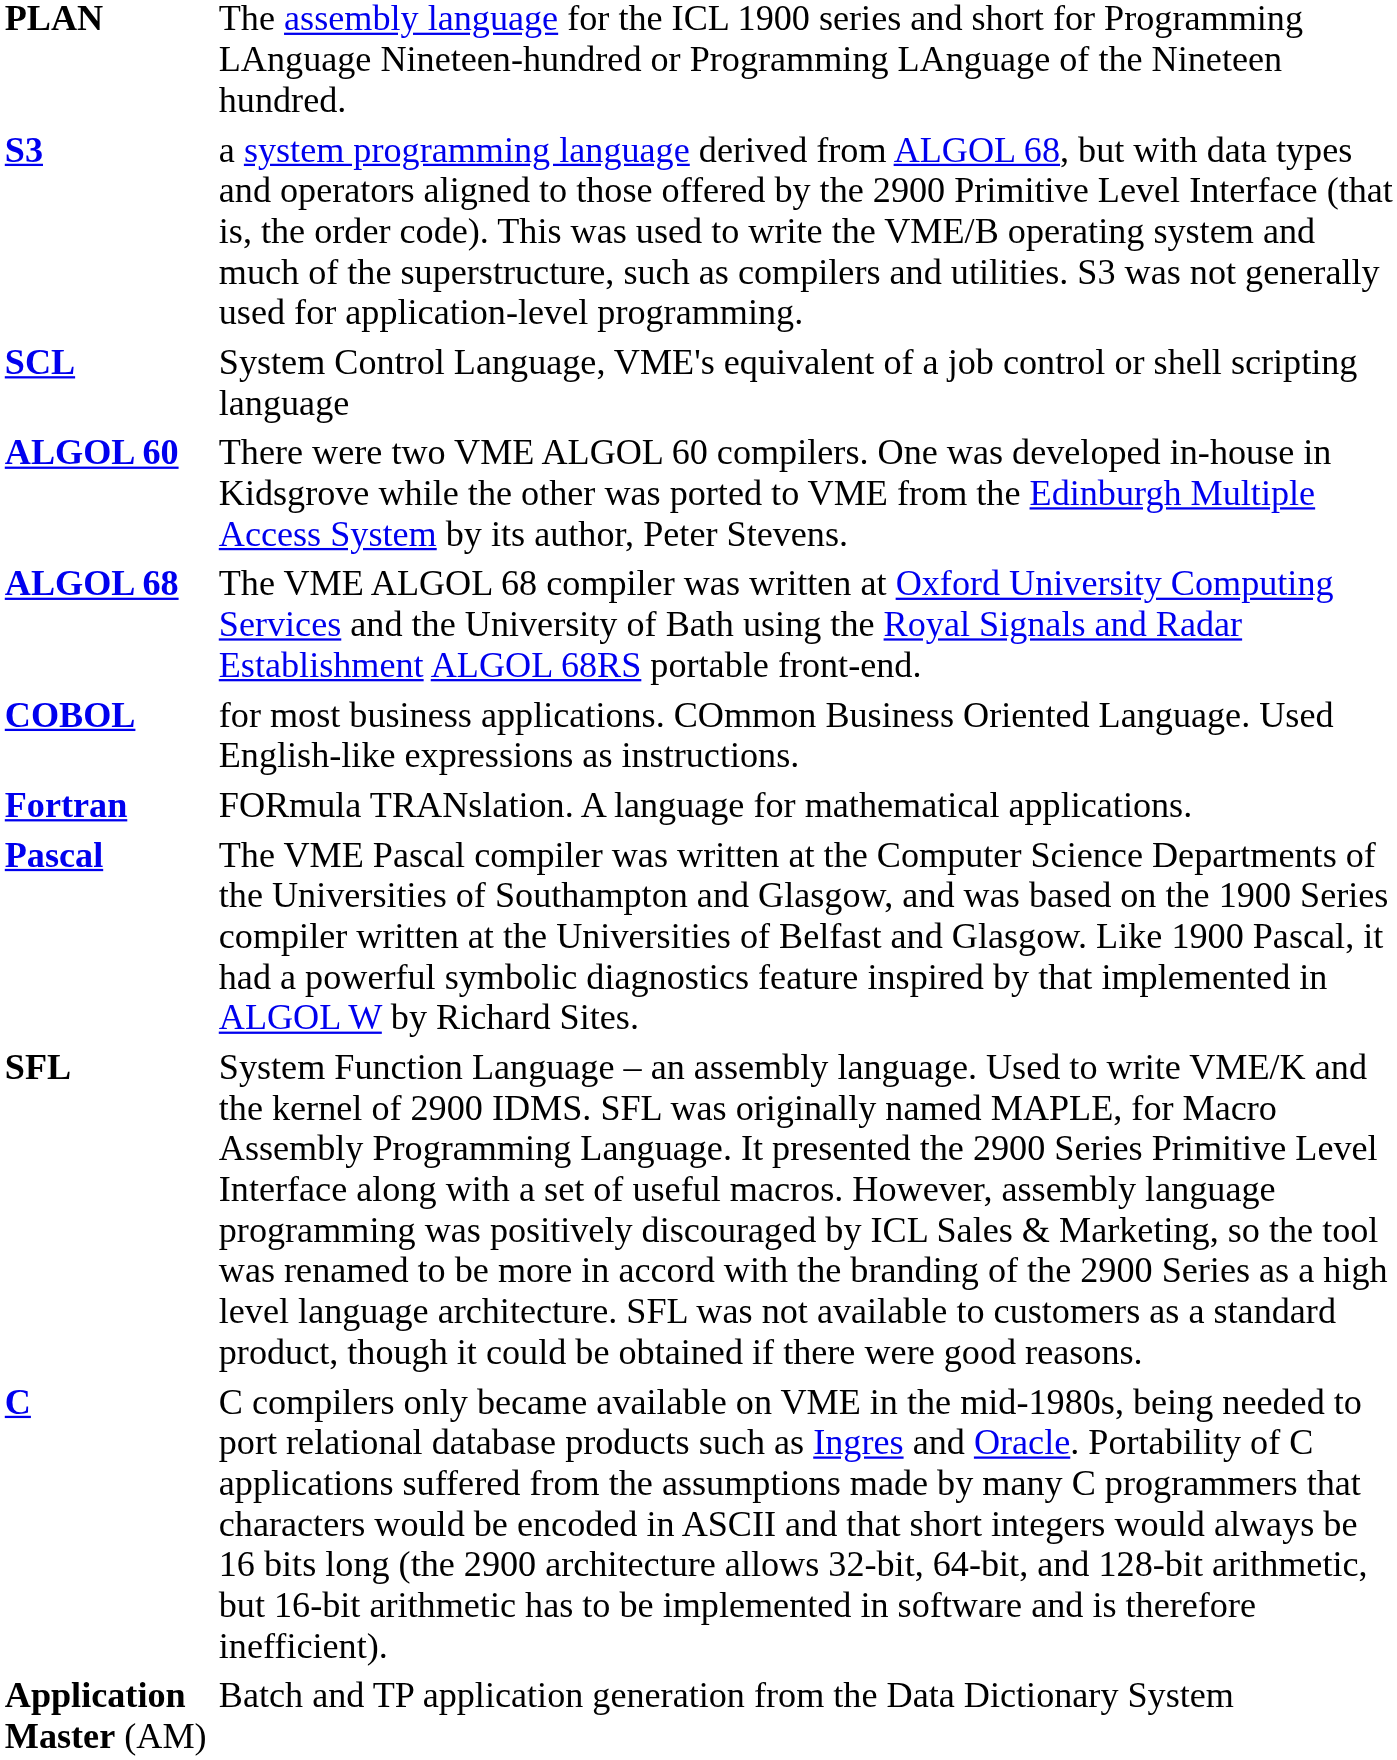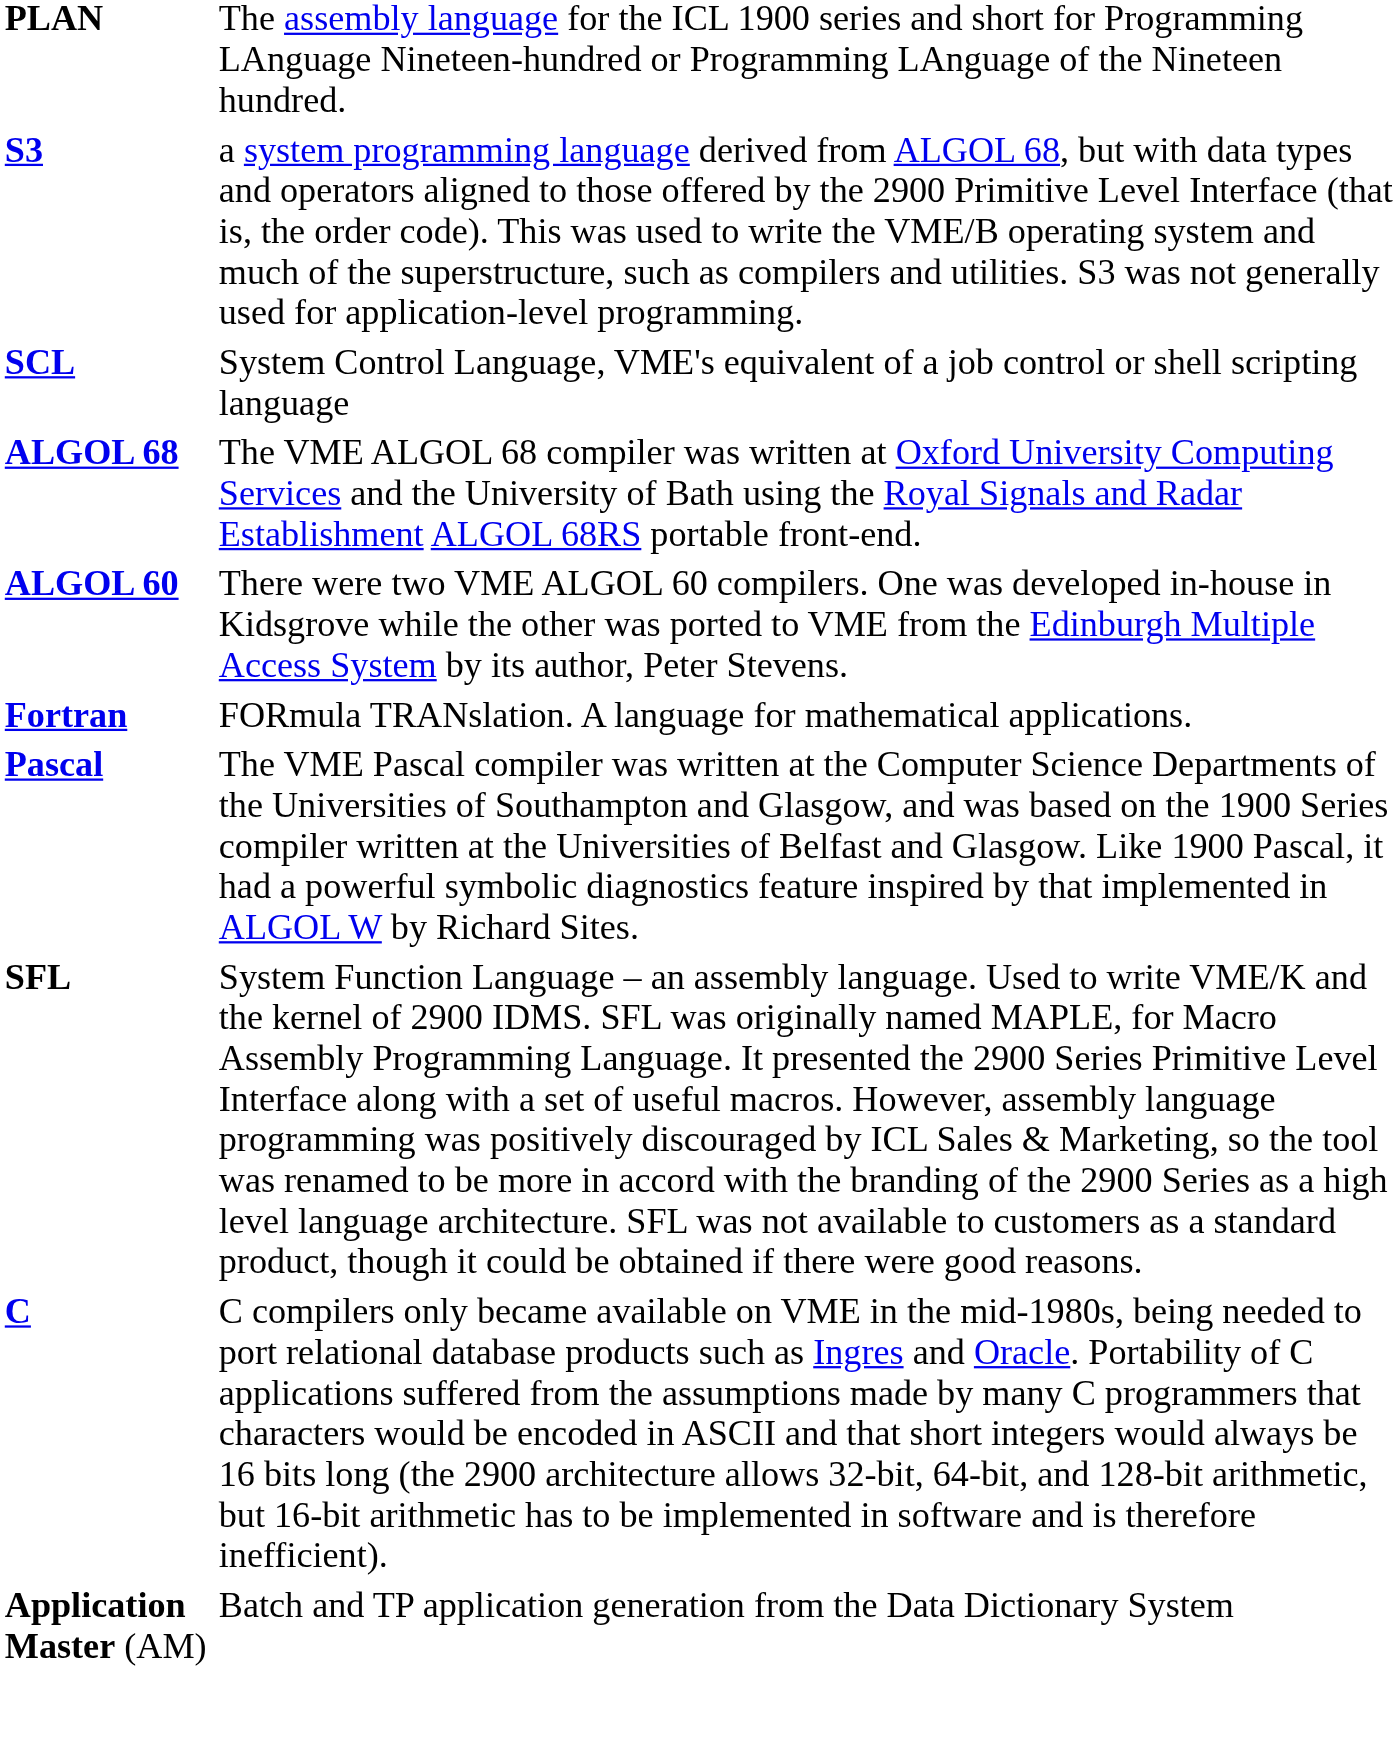rows swapped: (92, 452) <-> (92, 583)
- row: (70, 714)
